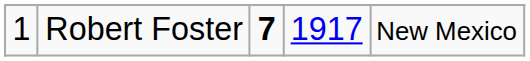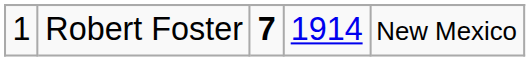(327, 30) 1917 -> (327, 30) 1914
